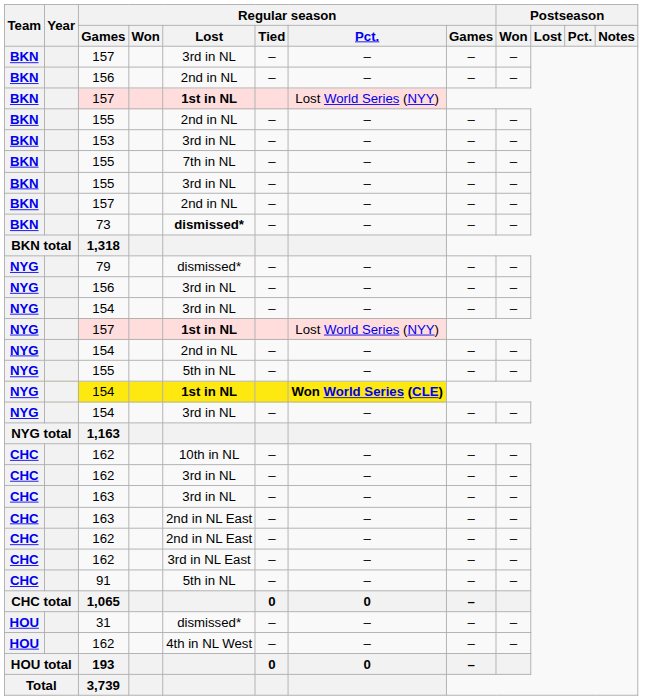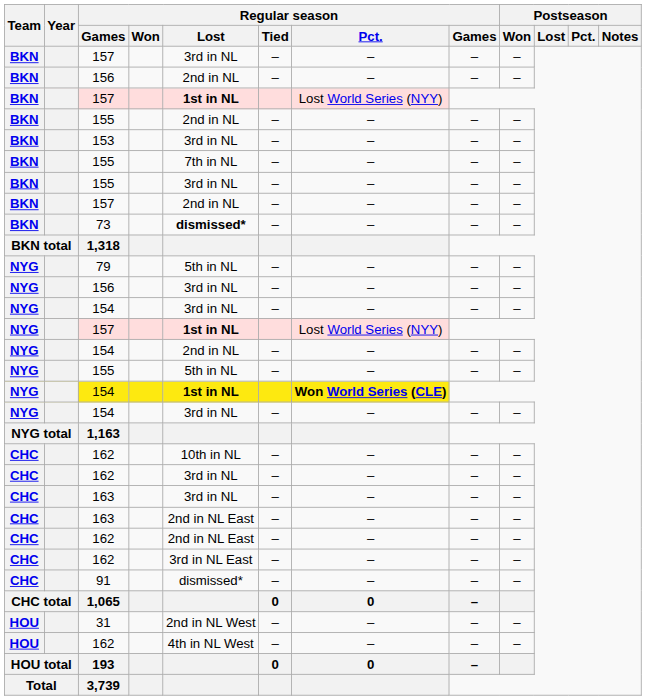(209, 266) dismissed* -> (211, 266) 5th in NL
(209, 580) 5th in NL -> (211, 580) dismissed*
(209, 622) dismissed* -> (211, 622) 2nd in NL West
